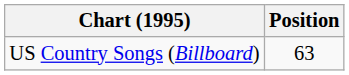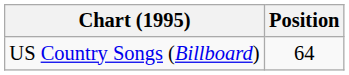(304, 53) 63 -> (304, 53) 64
